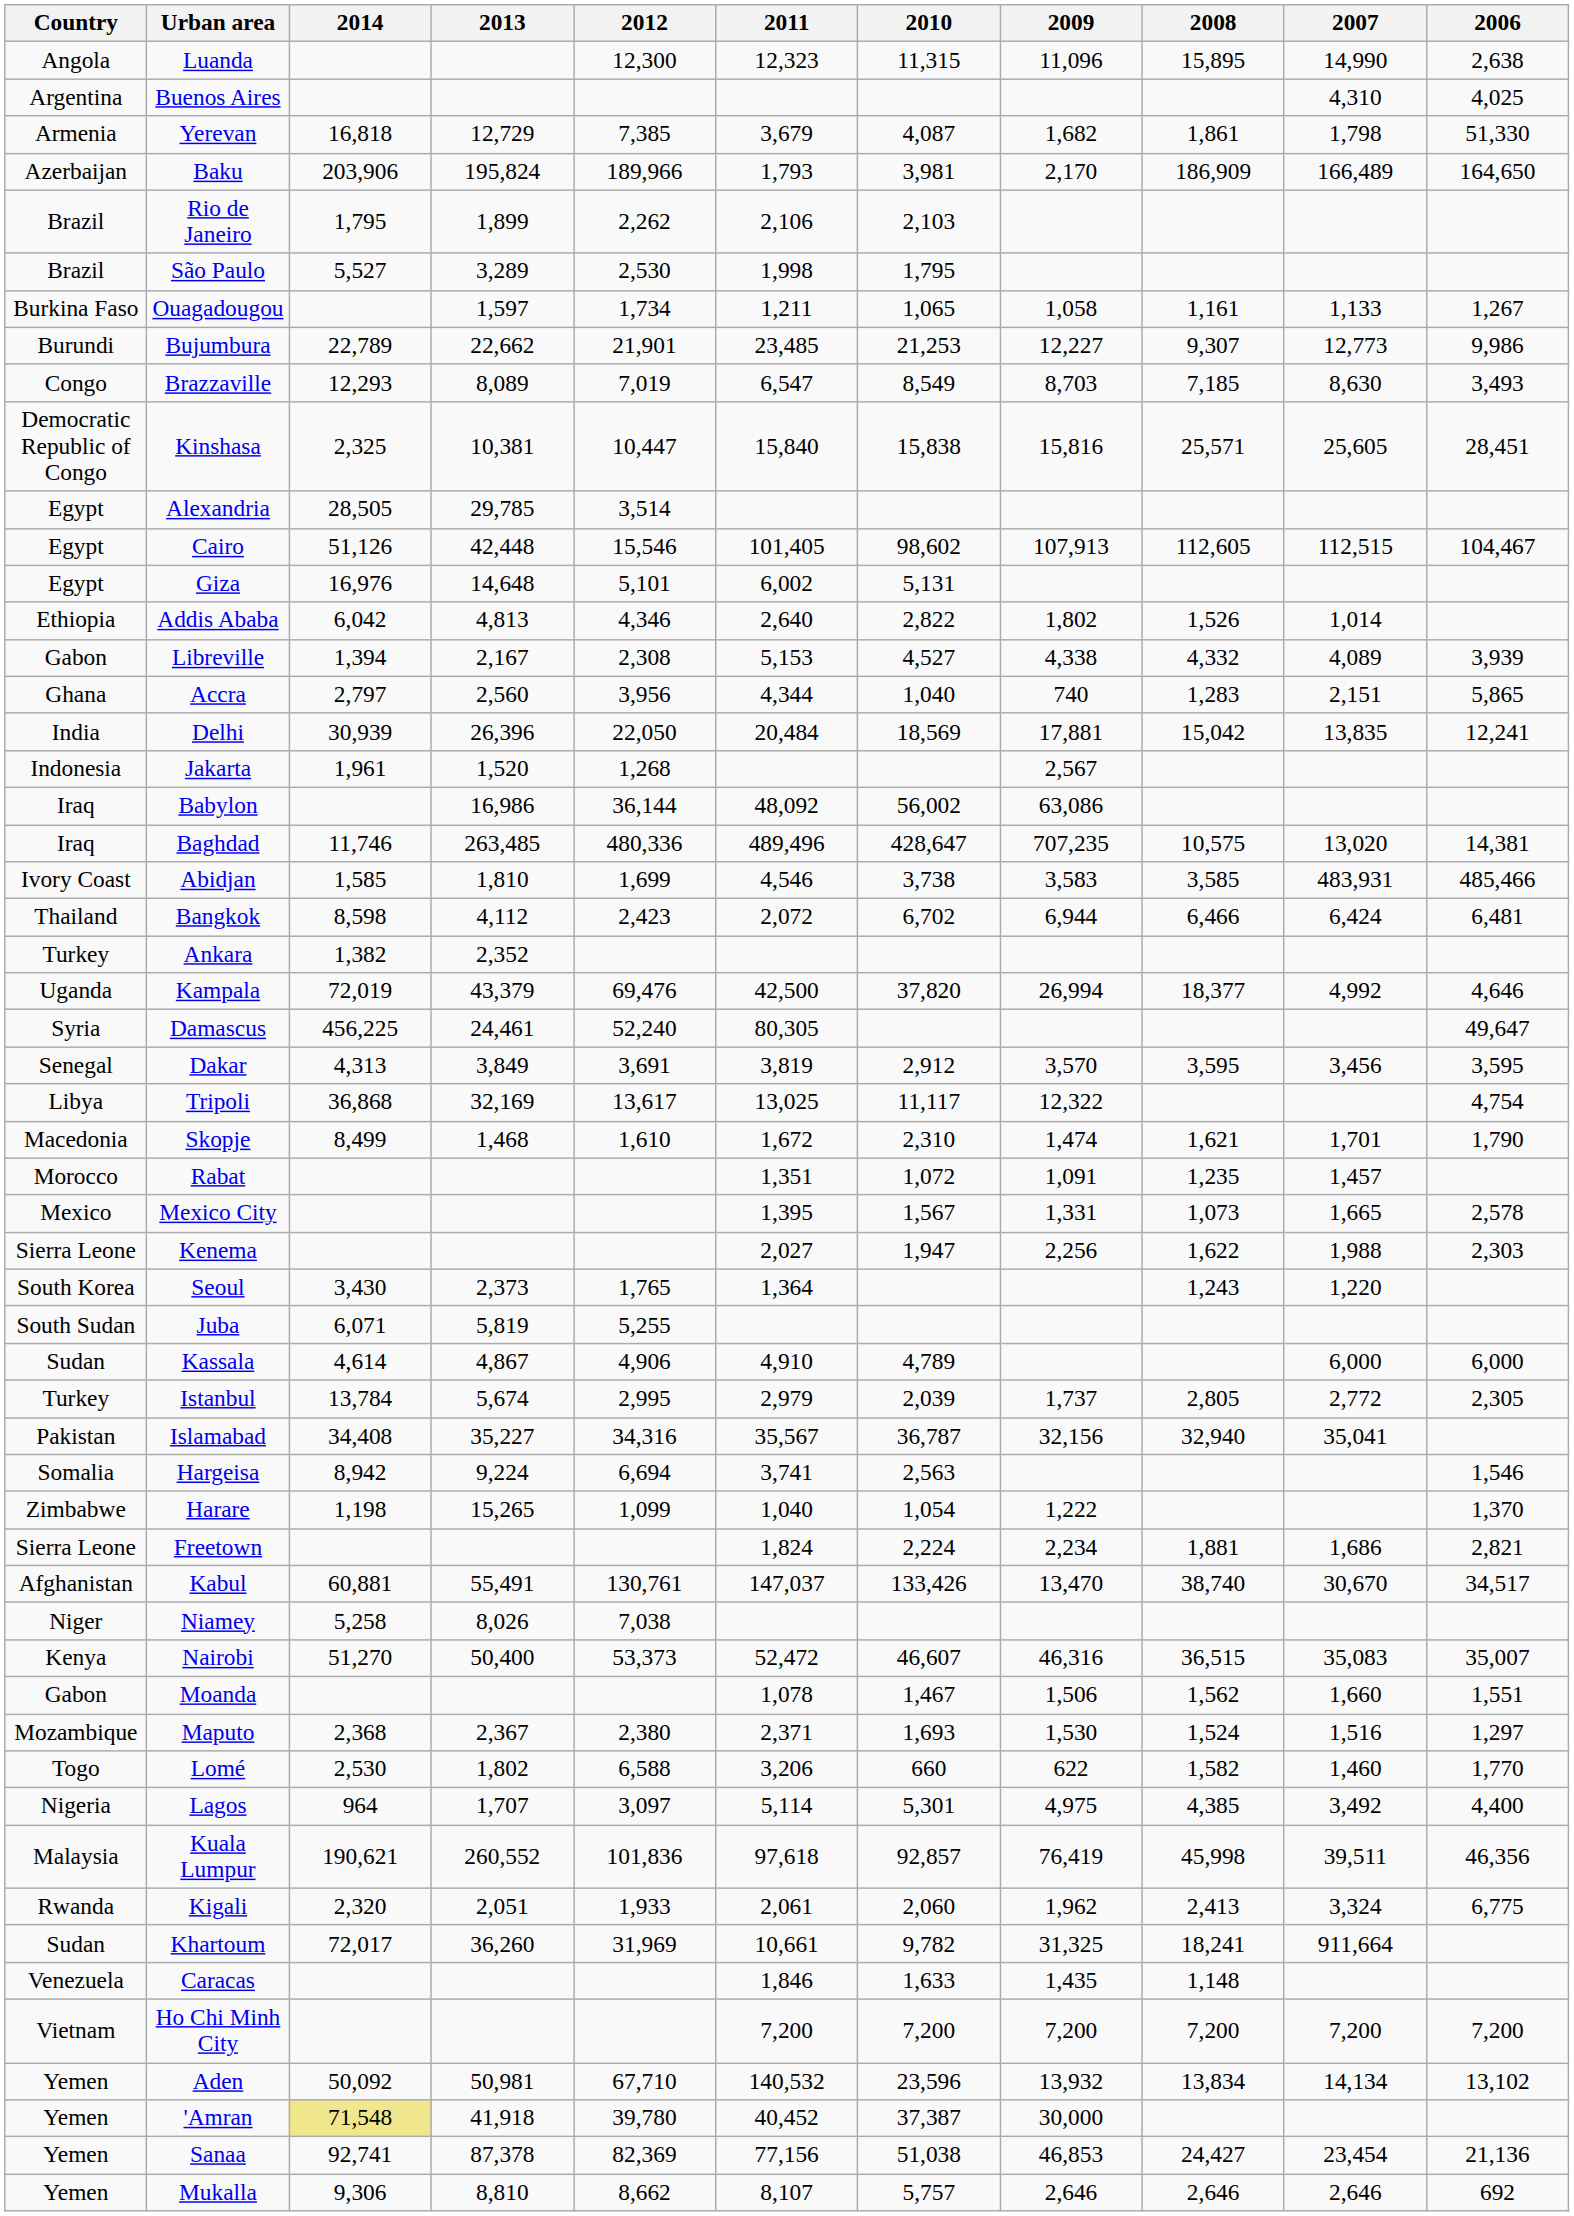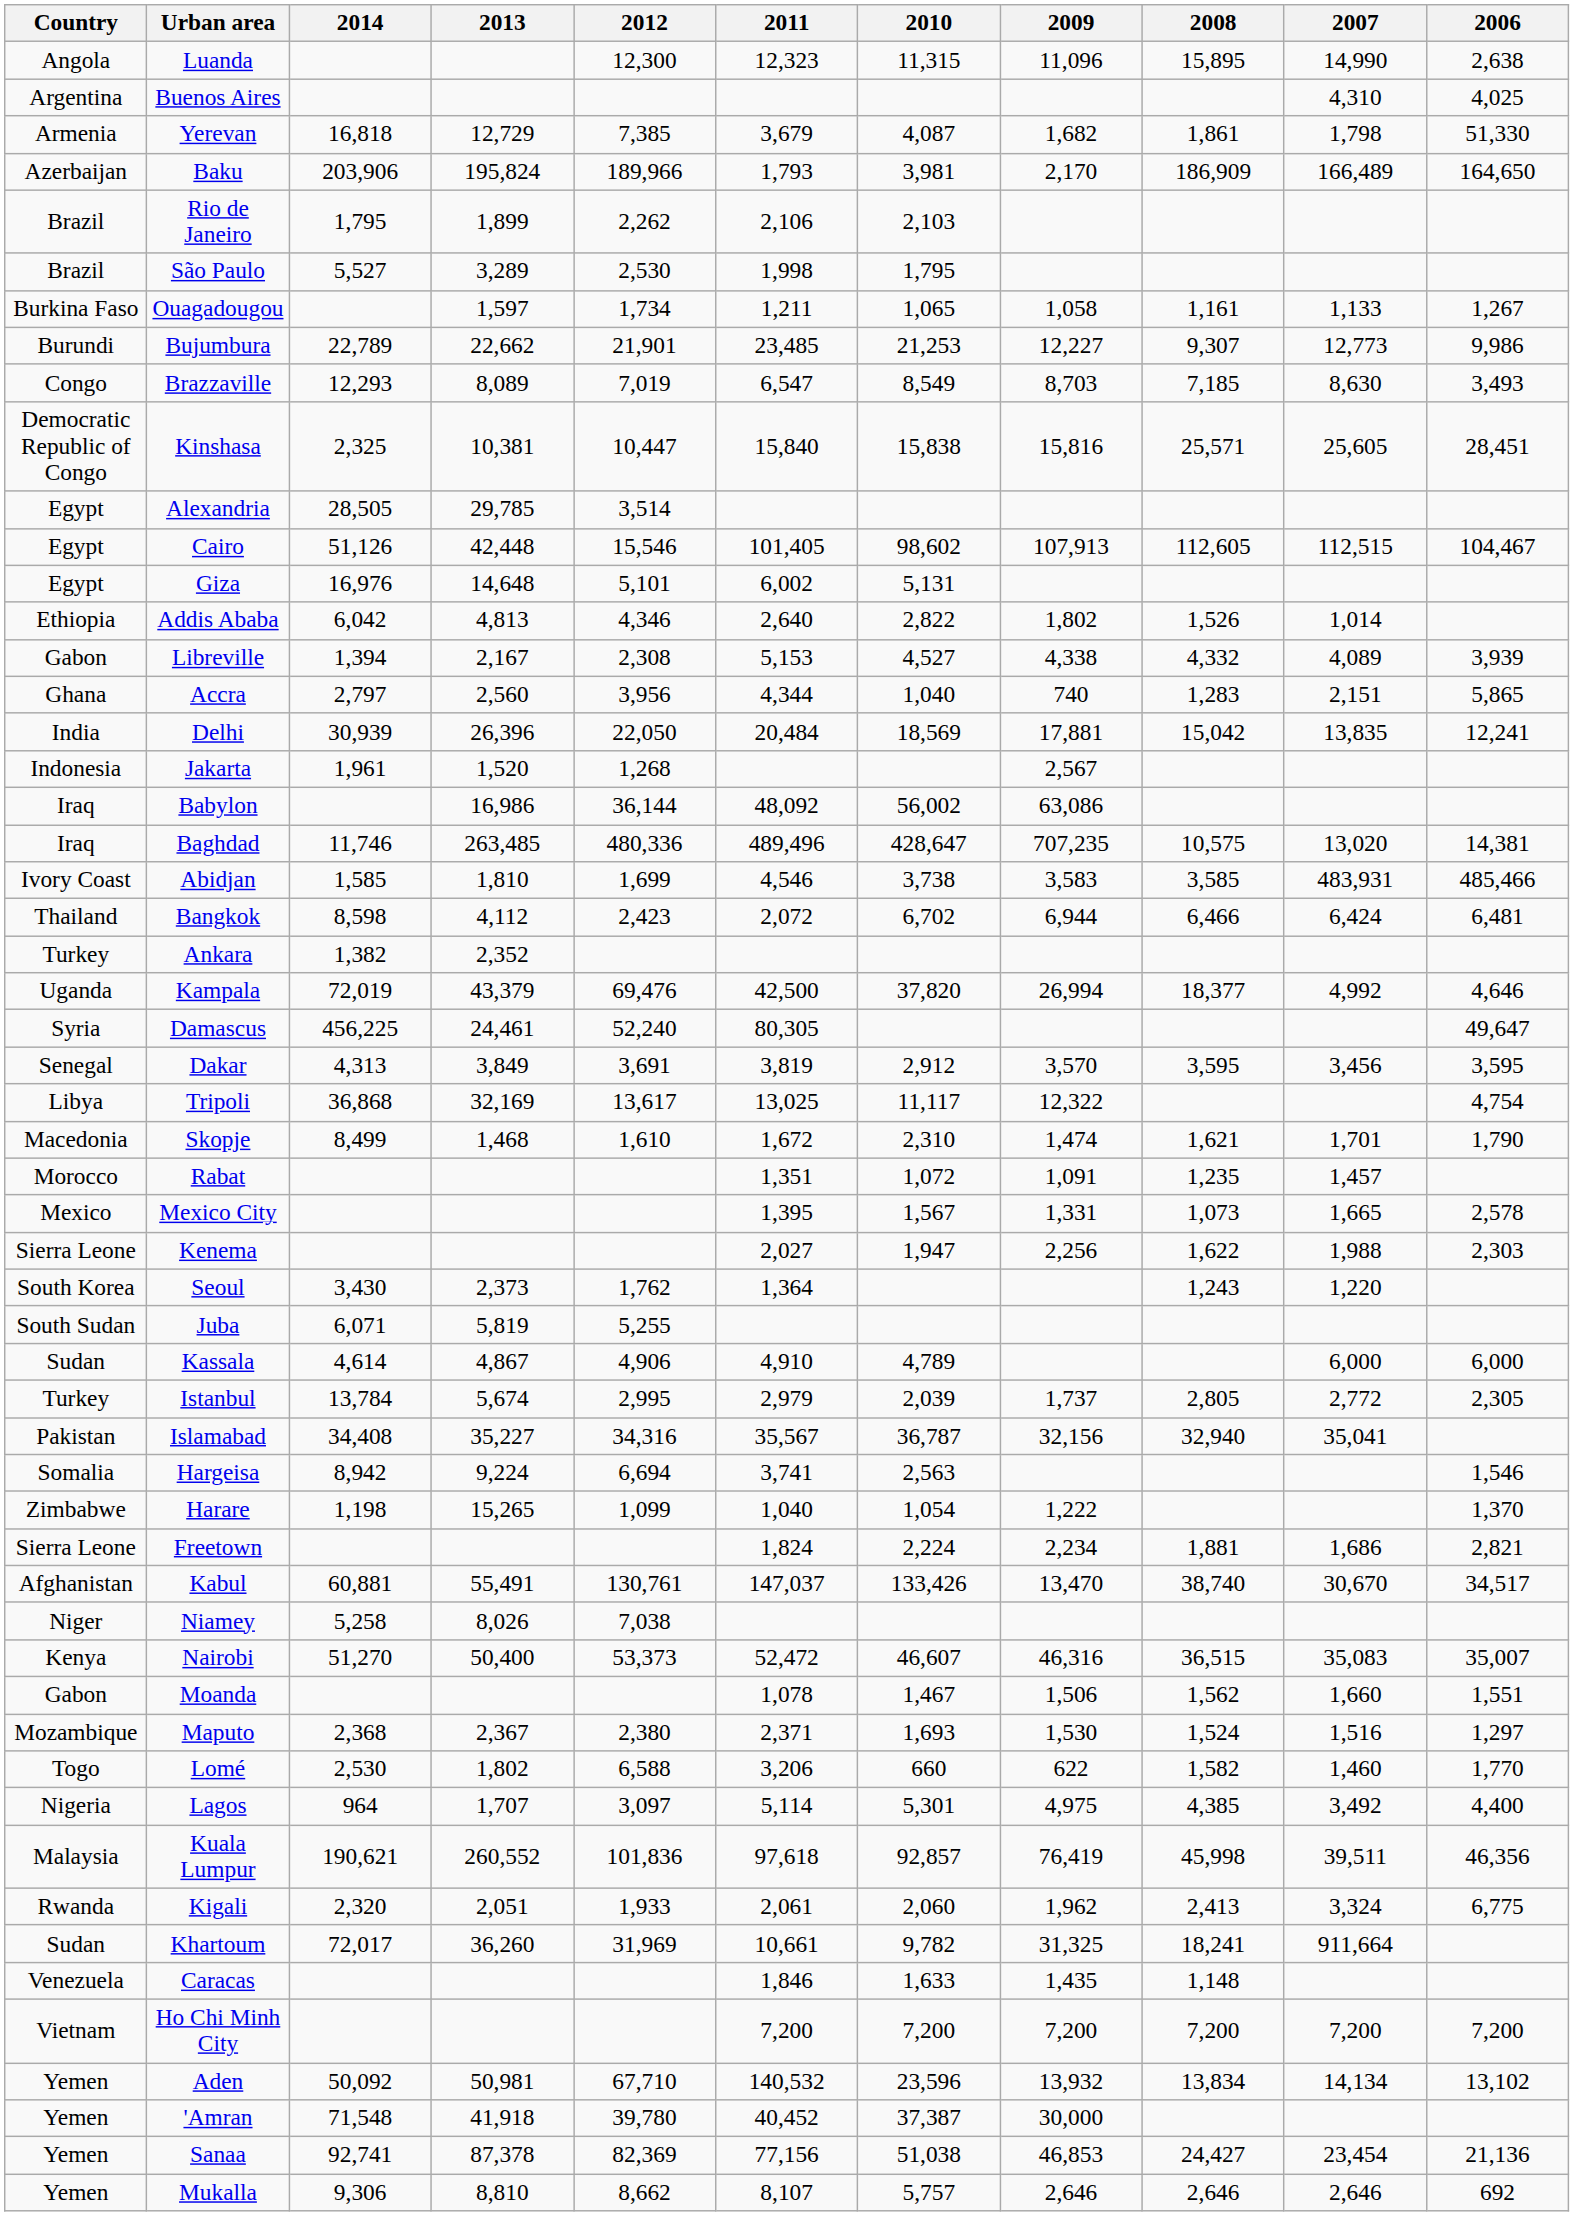(644, 1287) 1,765 -> (644, 1287) 1,762
(360, 2117) khaki background -> (360, 2117) no background
